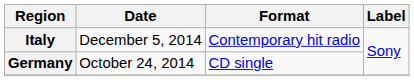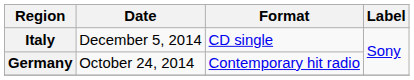(284, 39) Contemporary hit radio -> (241, 39) CD single
(241, 63) CD single -> (284, 63) Contemporary hit radio
